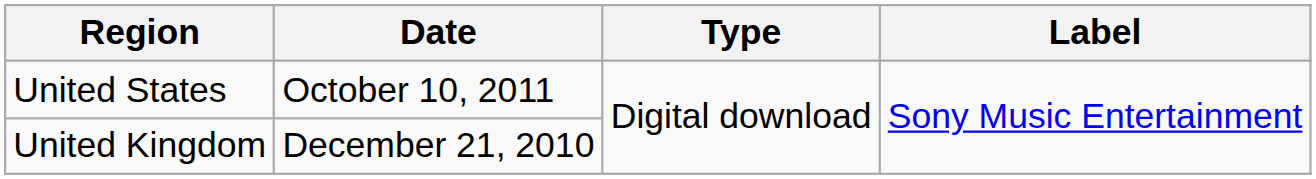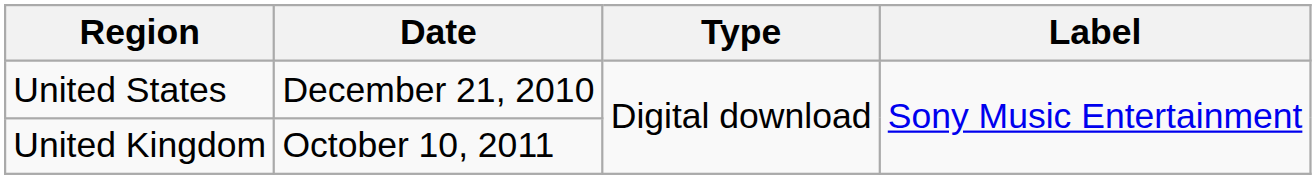(418, 88) October 10, 2011 -> (438, 88) December 21, 2010
(438, 145) December 21, 2010 -> (418, 145) October 10, 2011
